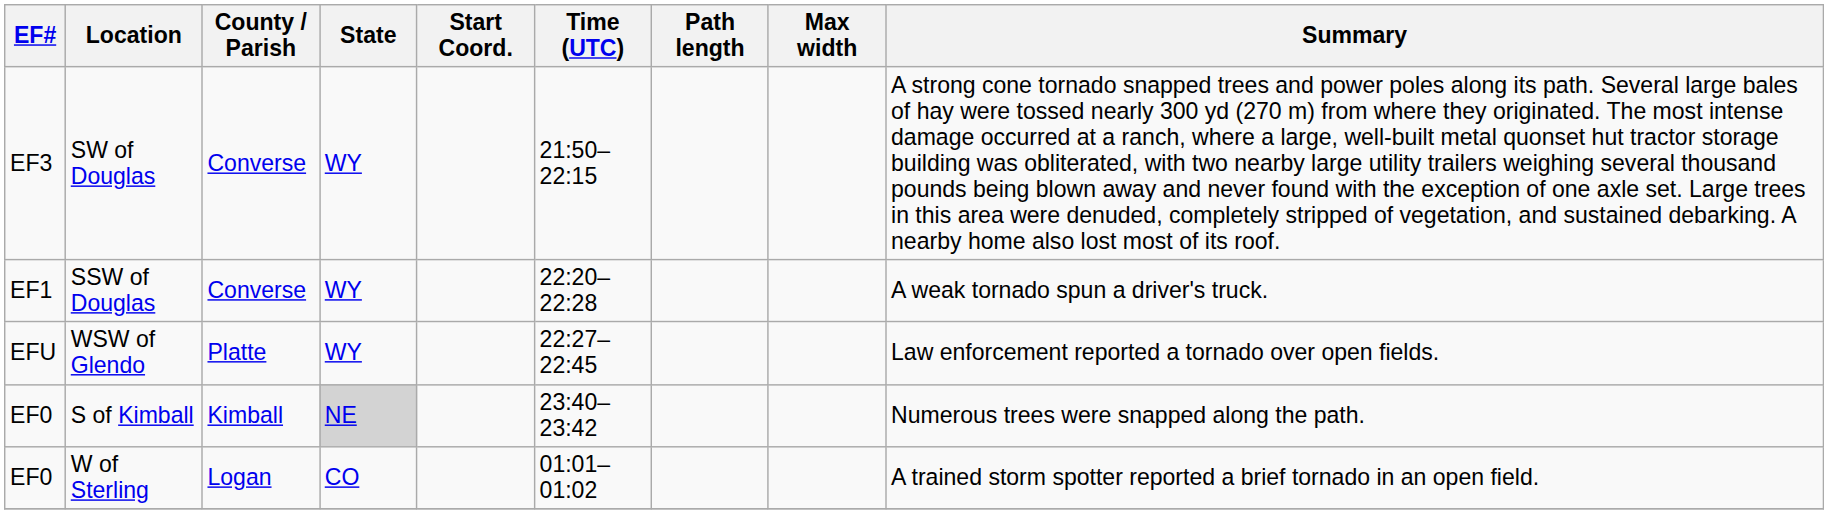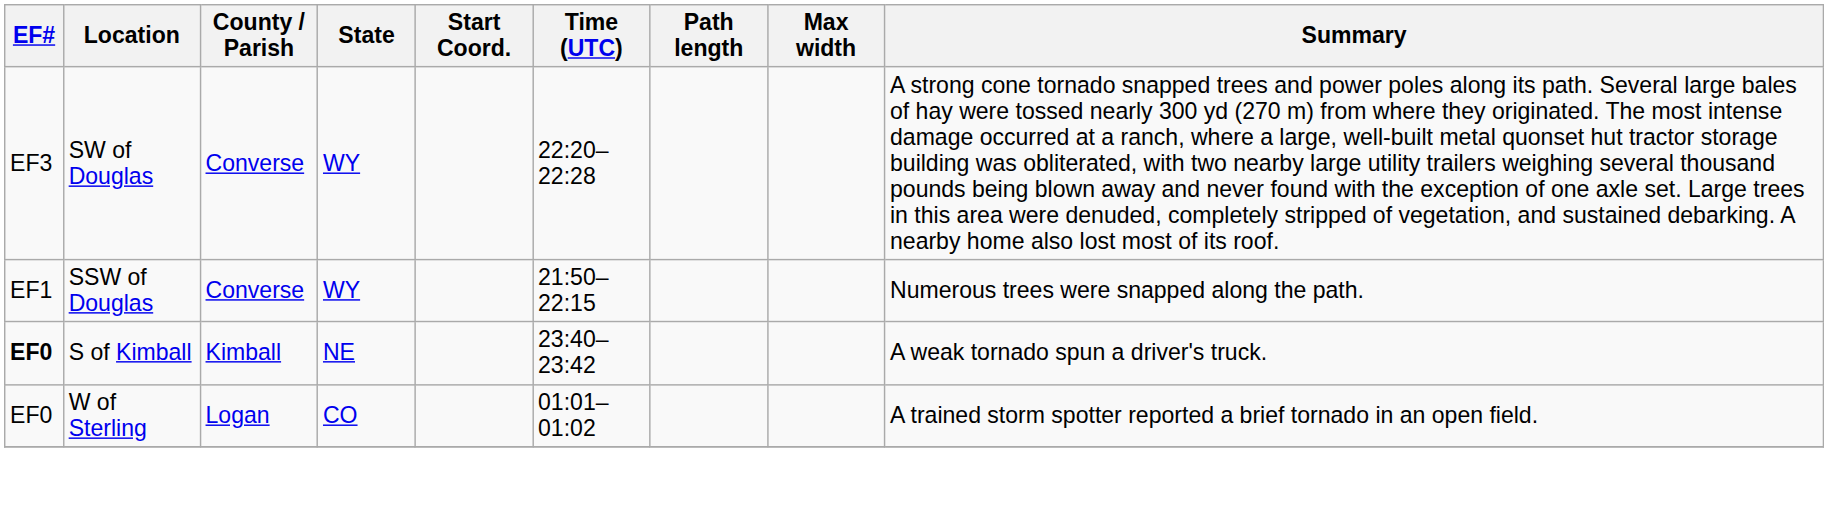(575, 162) 21:50–22:15 -> (573, 162) 22:20–22:28
(575, 290) 22:20–22:28 -> (573, 290) 21:50–22:15
(1080, 290) A weak tornado spun a driver's truck. -> (1127, 290) Numerous trees were snapped along the path.
- row: (113, 352)
(31, 415) normal -> (31, 352) bold
(341, 415) lightgrey background -> (339, 352) no background
(1128, 415) Numerous trees were snapped along the path. -> (1079, 352) A weak tornado spun a driver's truck.
